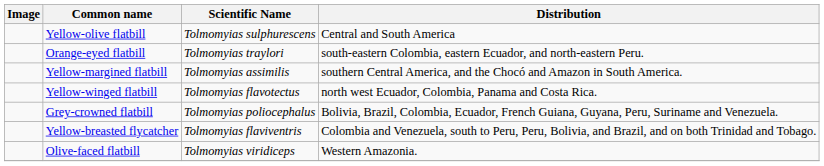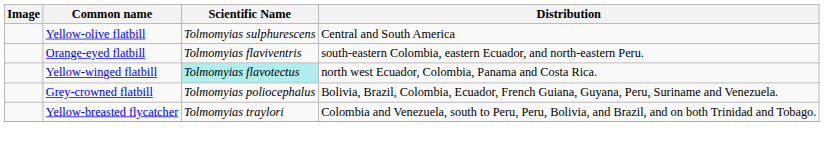(234, 53) Tolmomyias traylori -> (243, 53) Tolmomyias flaviventris
- row: (106, 72)
(242, 92) no background -> (242, 72) paleturquoise background
(243, 131) Tolmomyias flaviventris -> (234, 111) Tolmomyias traylori
- row: (93, 151)
